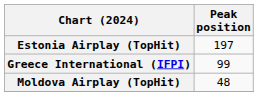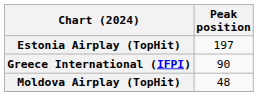(224, 64) 99 -> (224, 64) 90
